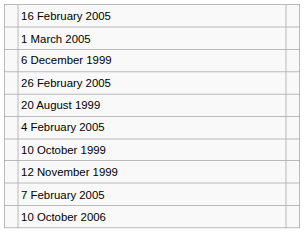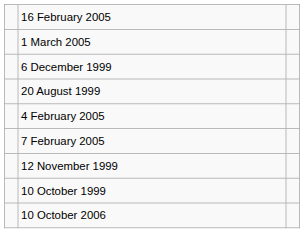- row: (66, 83)
rows swapped: (63, 150) <-> (63, 194)
